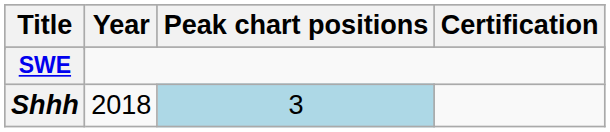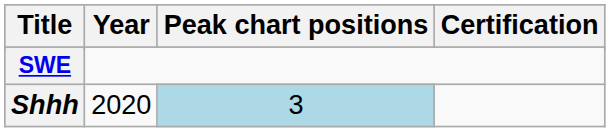(121, 105) 2018 -> (121, 105) 2020
